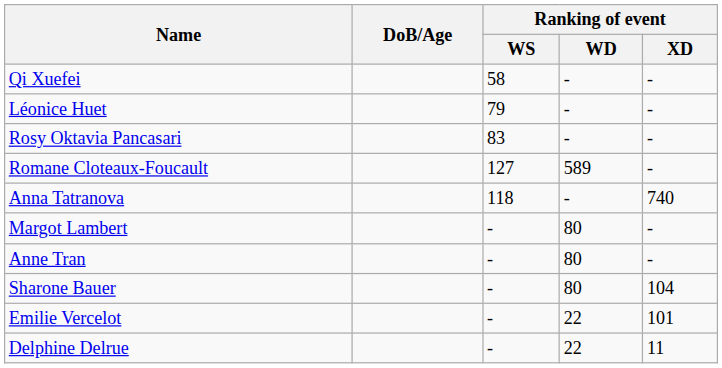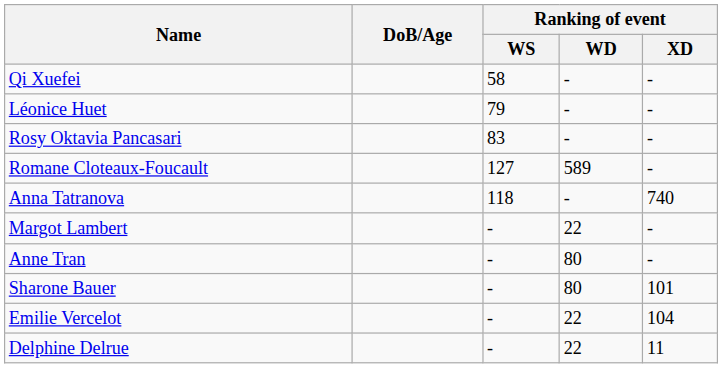(573, 228) 80 -> (573, 228) 22
(660, 288) 104 -> (660, 288) 101
(660, 317) 101 -> (660, 317) 104
